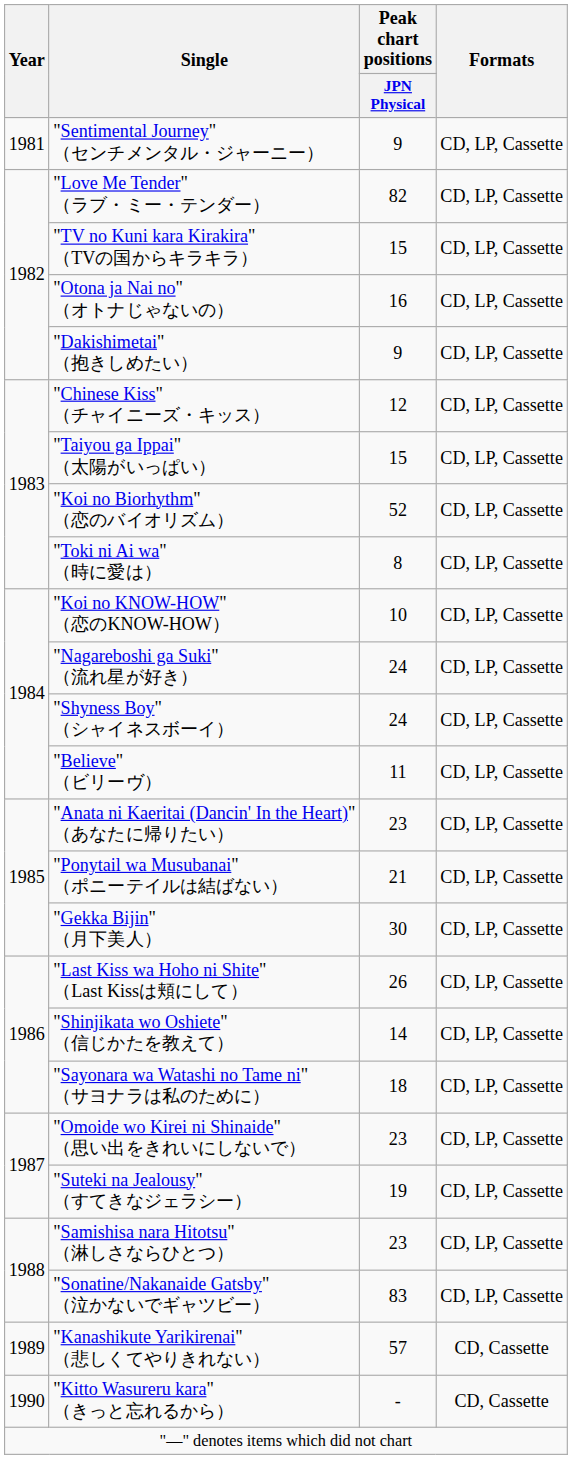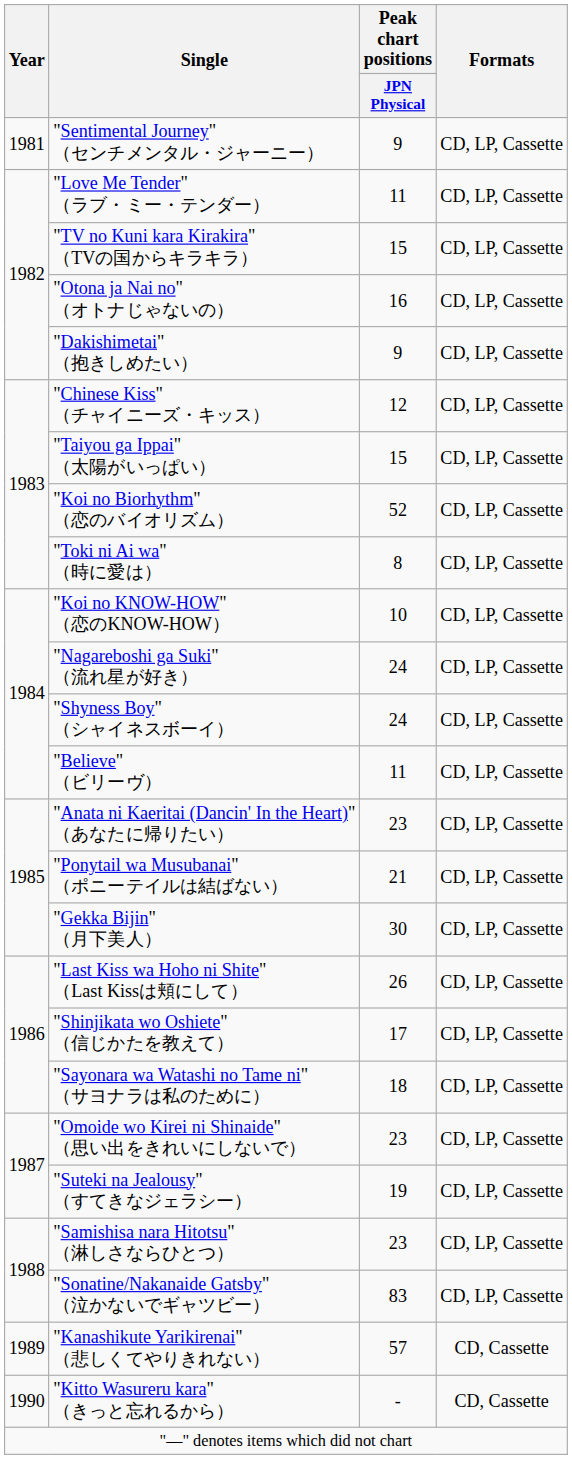(398, 195) 82 -> (398, 195) 11
(398, 1034) 14 -> (398, 1034) 17
